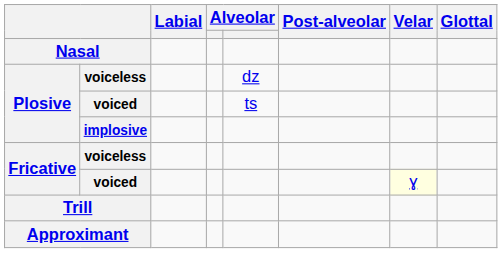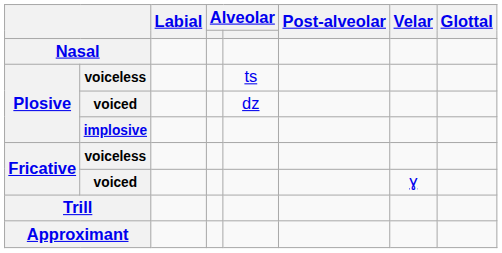(251, 77) dz -> (251, 77) ts
(251, 103) ts -> (251, 103) dz
(413, 181) lightyellow background -> (413, 181) no background
